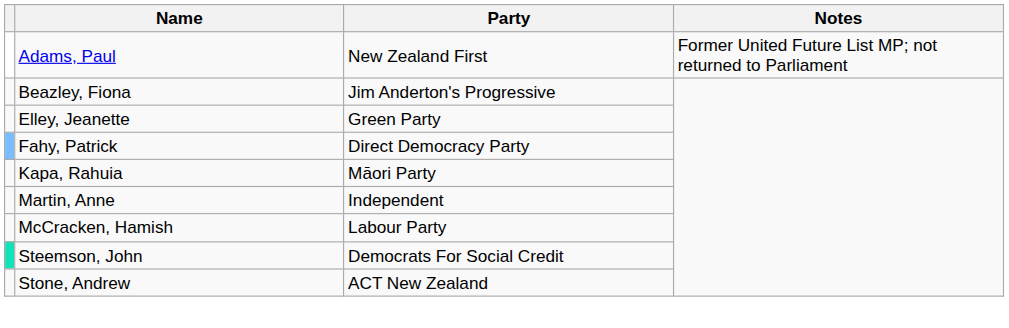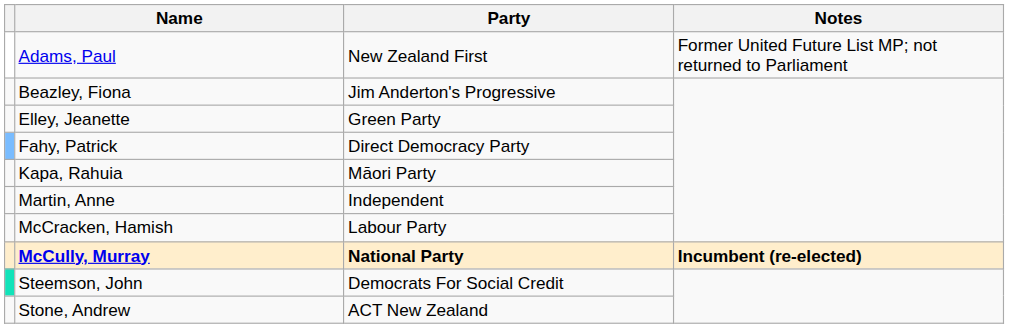+ row: (84, 255)
